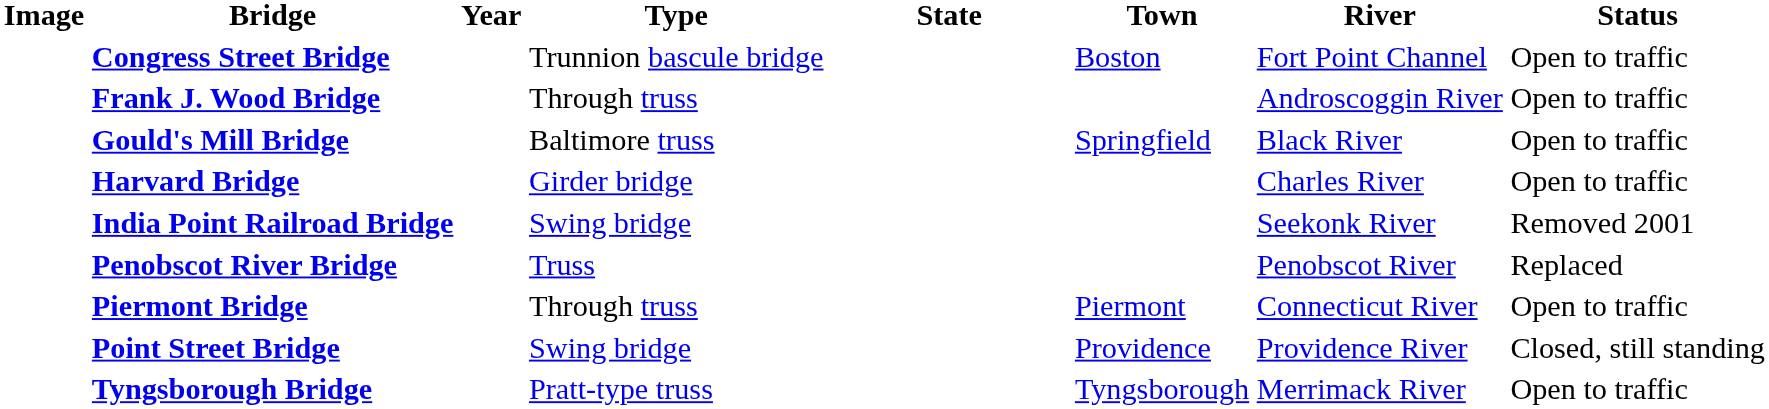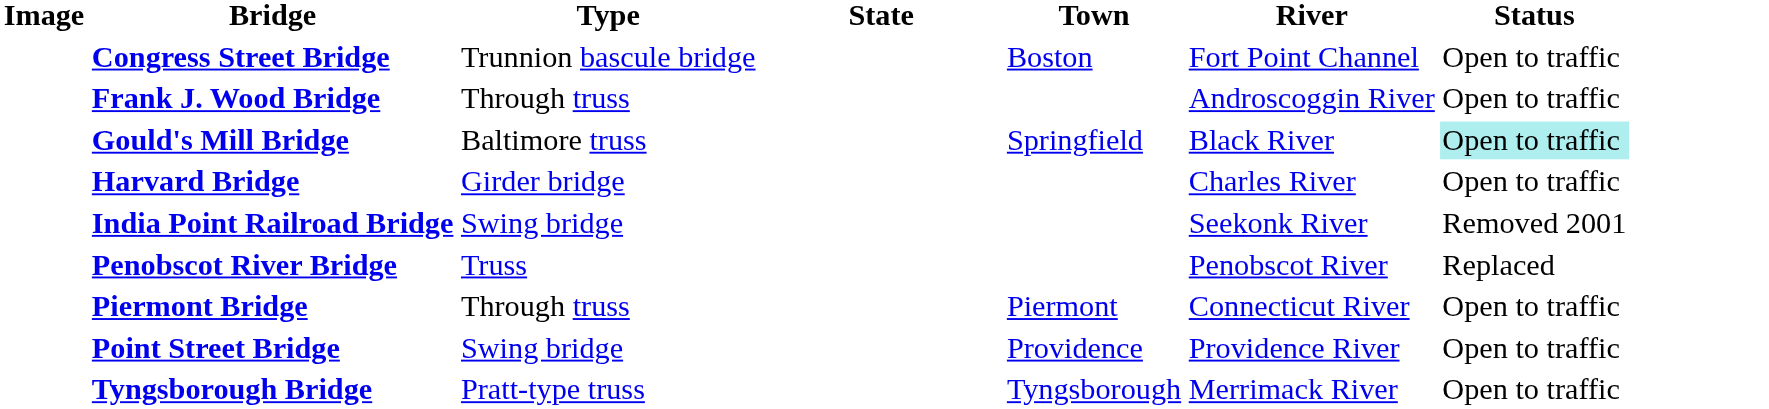- column: (491, 15)
(1599, 139) no background -> (1531, 139) paleturquoise background
(1638, 347) Closed, still standing -> (1531, 347) Open to traffic
